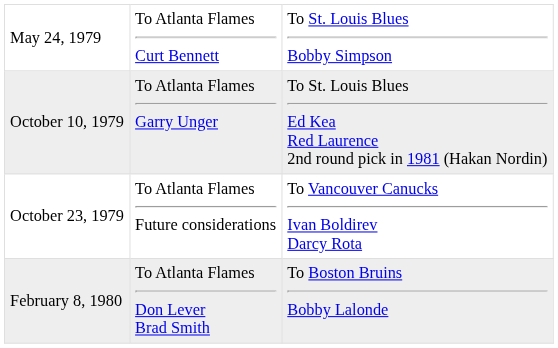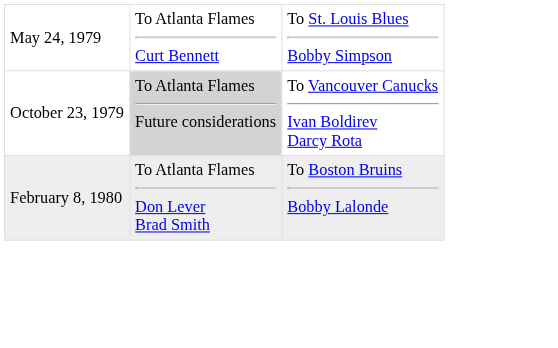- row: (67, 122)
(206, 206) no background -> (206, 103) lightgrey background
